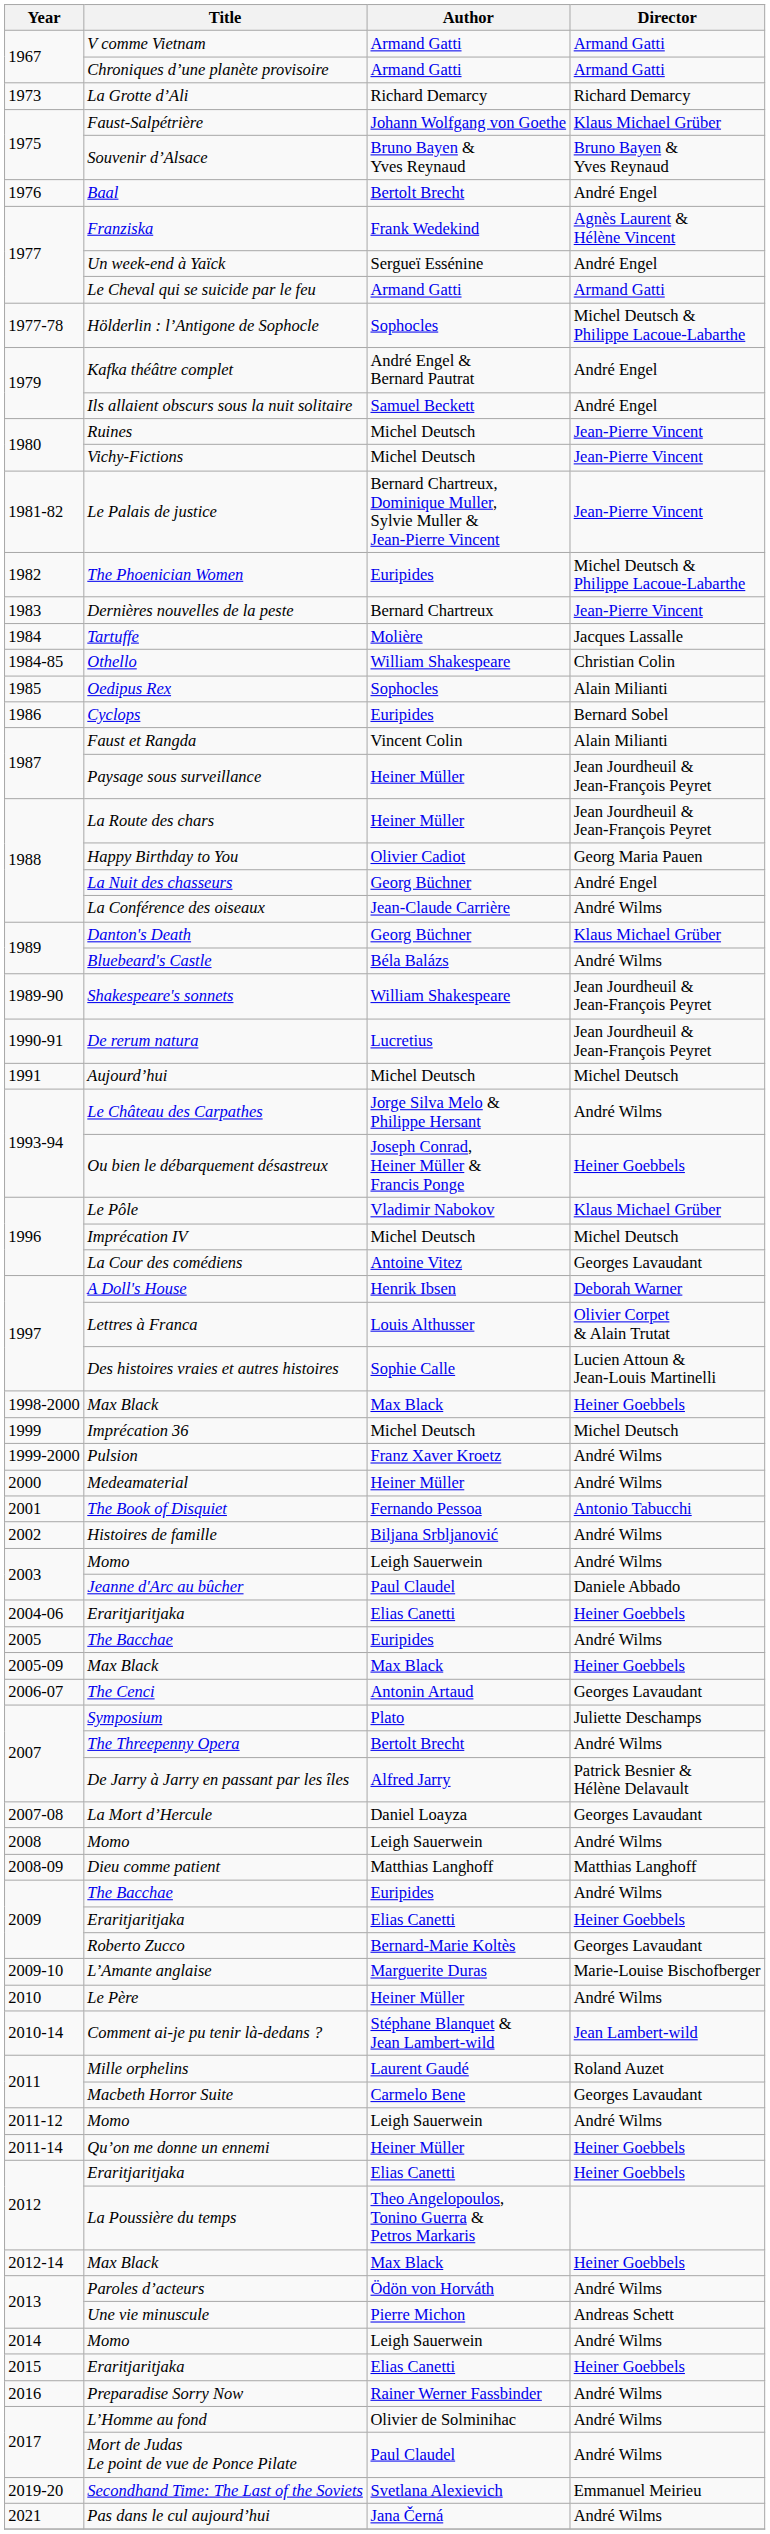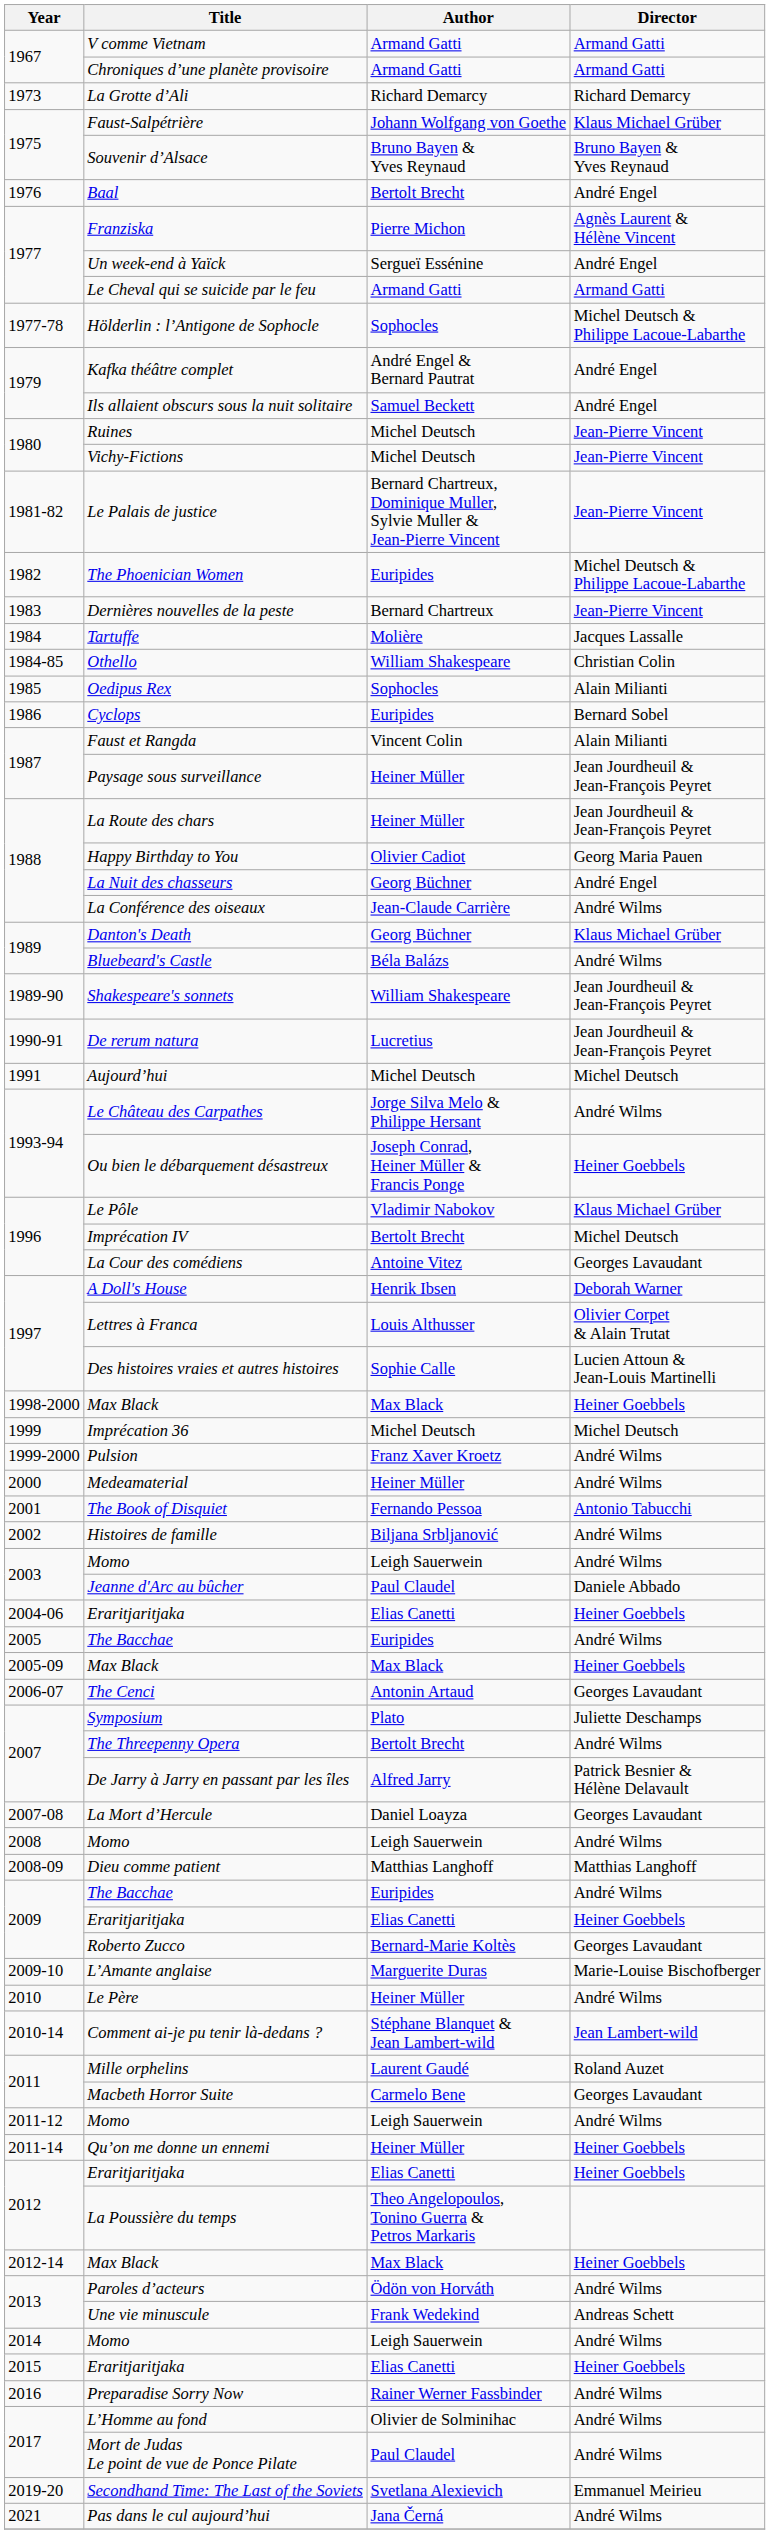(425, 228) Frank Wedekind -> (418, 228) Pierre Michon
(423, 1236) Michel Deutsch -> (417, 1236) Bertolt Brecht
(418, 2314) Pierre Michon -> (425, 2314) Frank Wedekind
